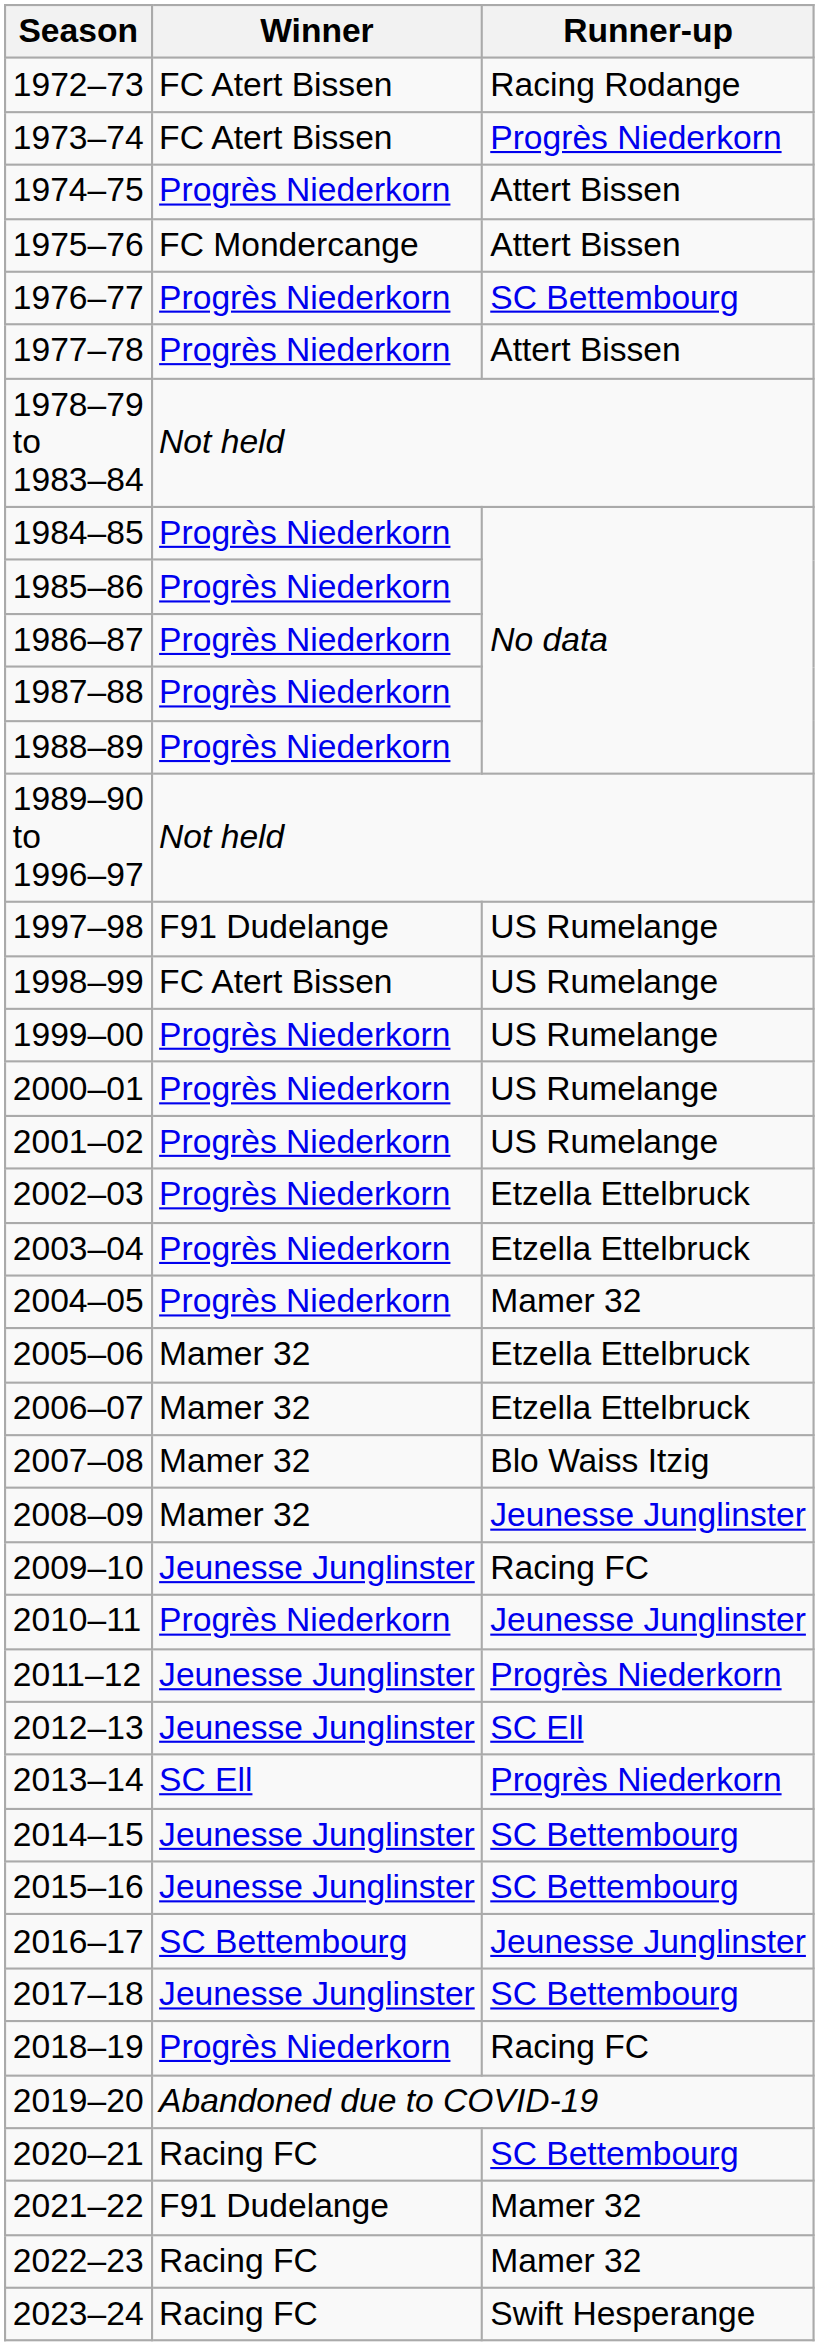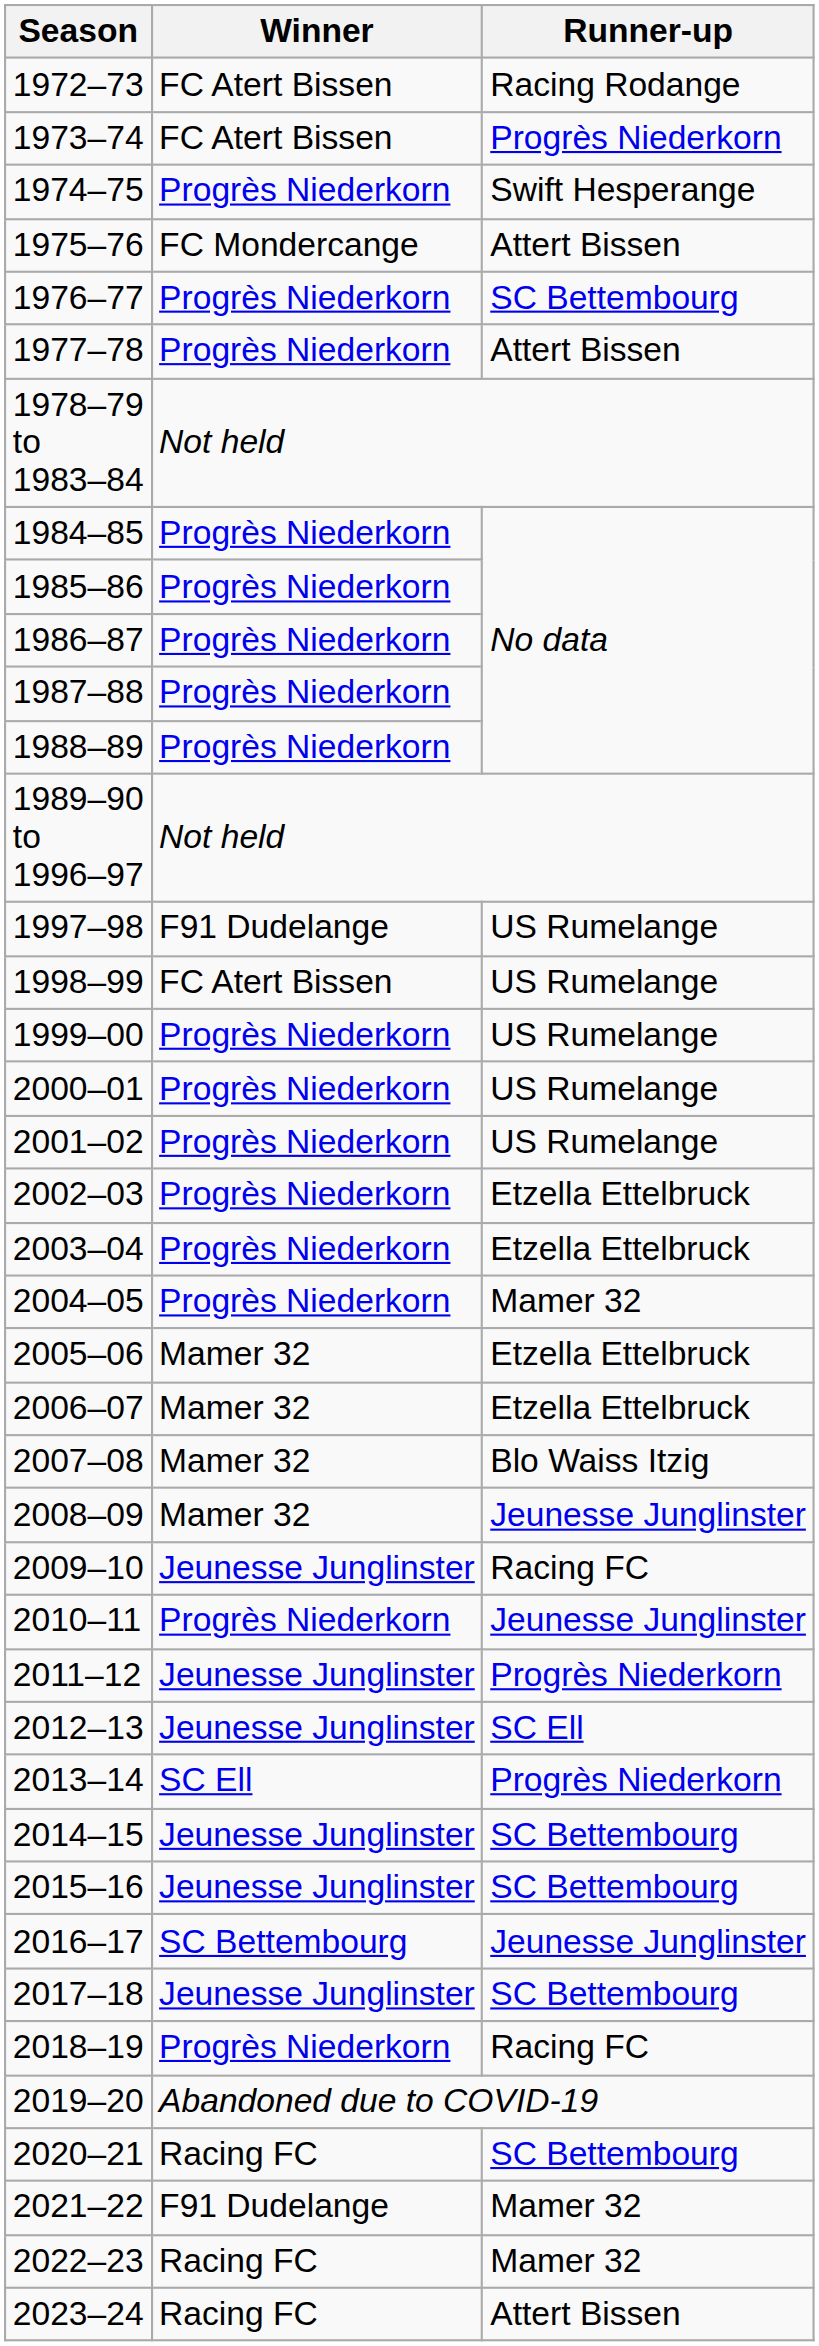(585, 191) Attert Bissen -> (623, 191) Swift Hesperange
(623, 2313) Swift Hesperange -> (585, 2313) Attert Bissen
